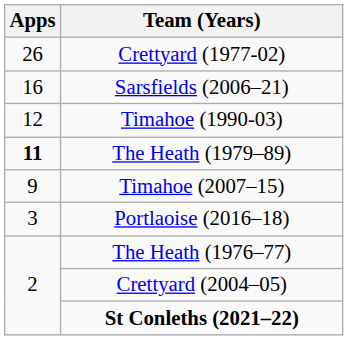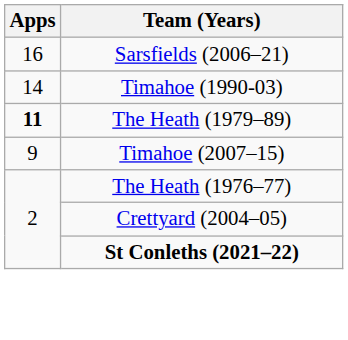- row: (202, 53)
(33, 119) 12 -> (33, 86) 14
- row: (202, 218)
